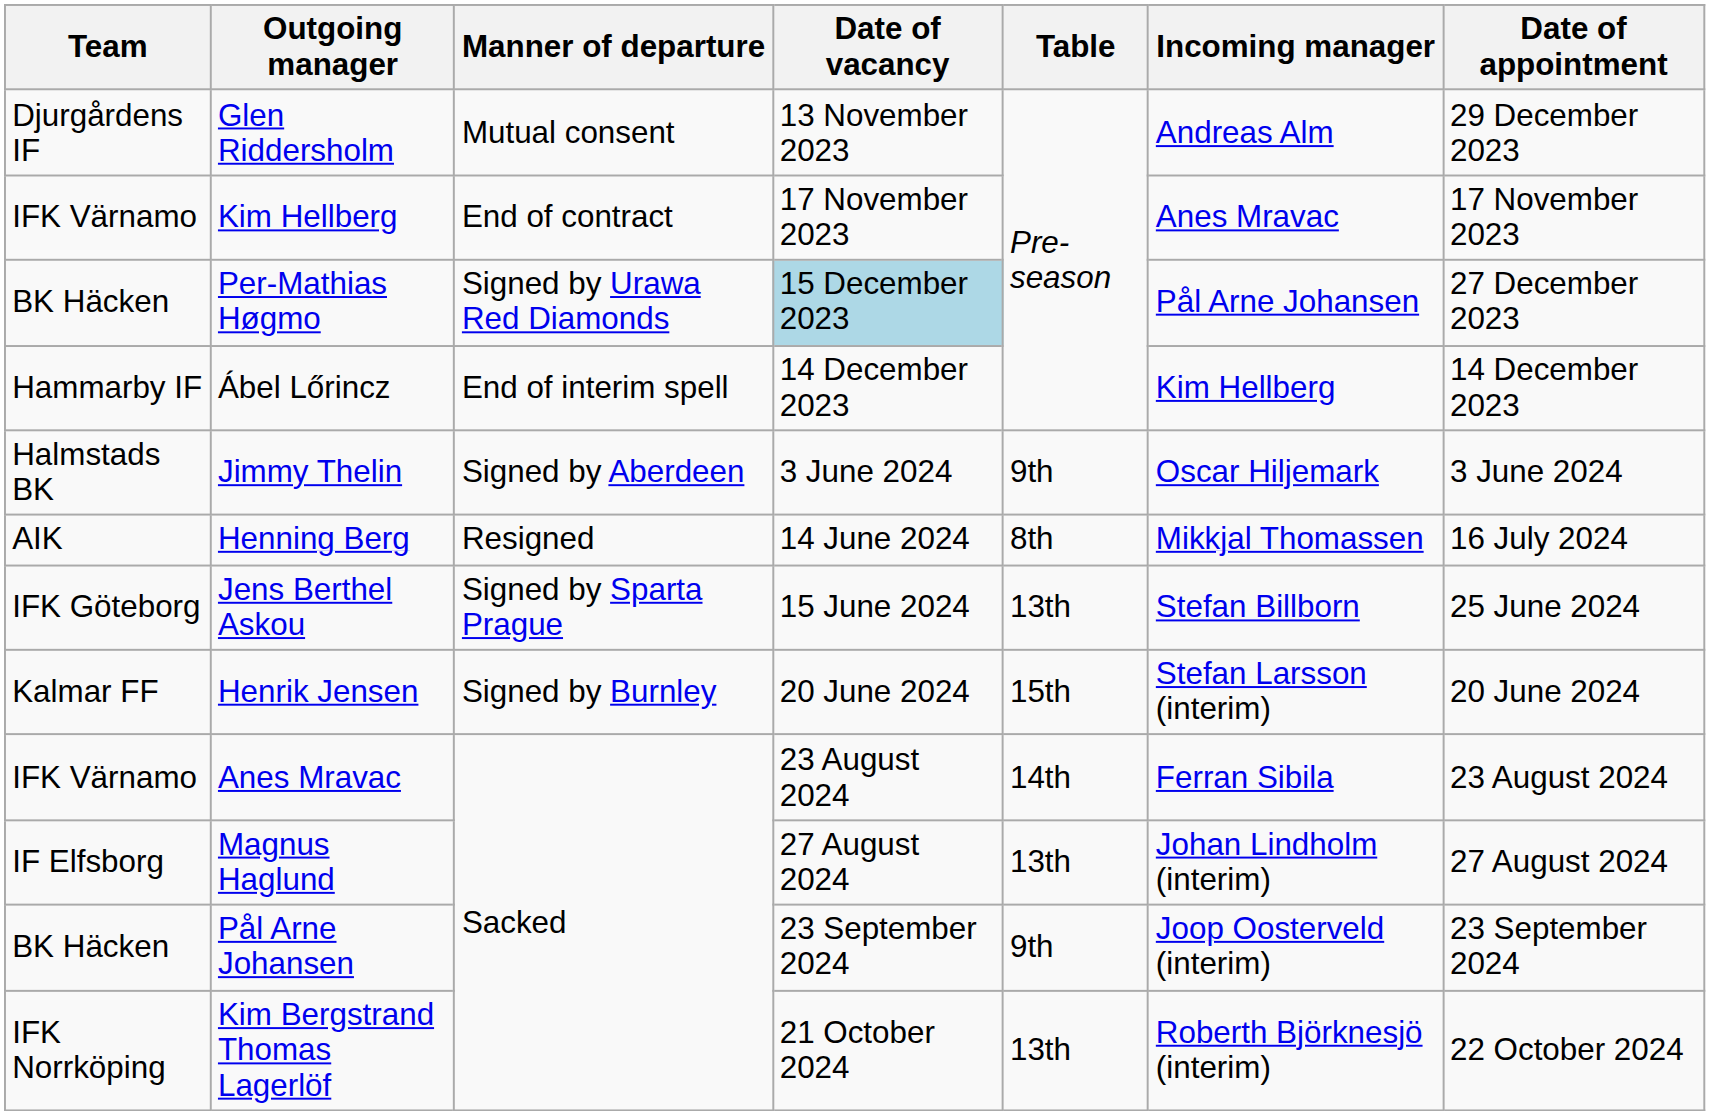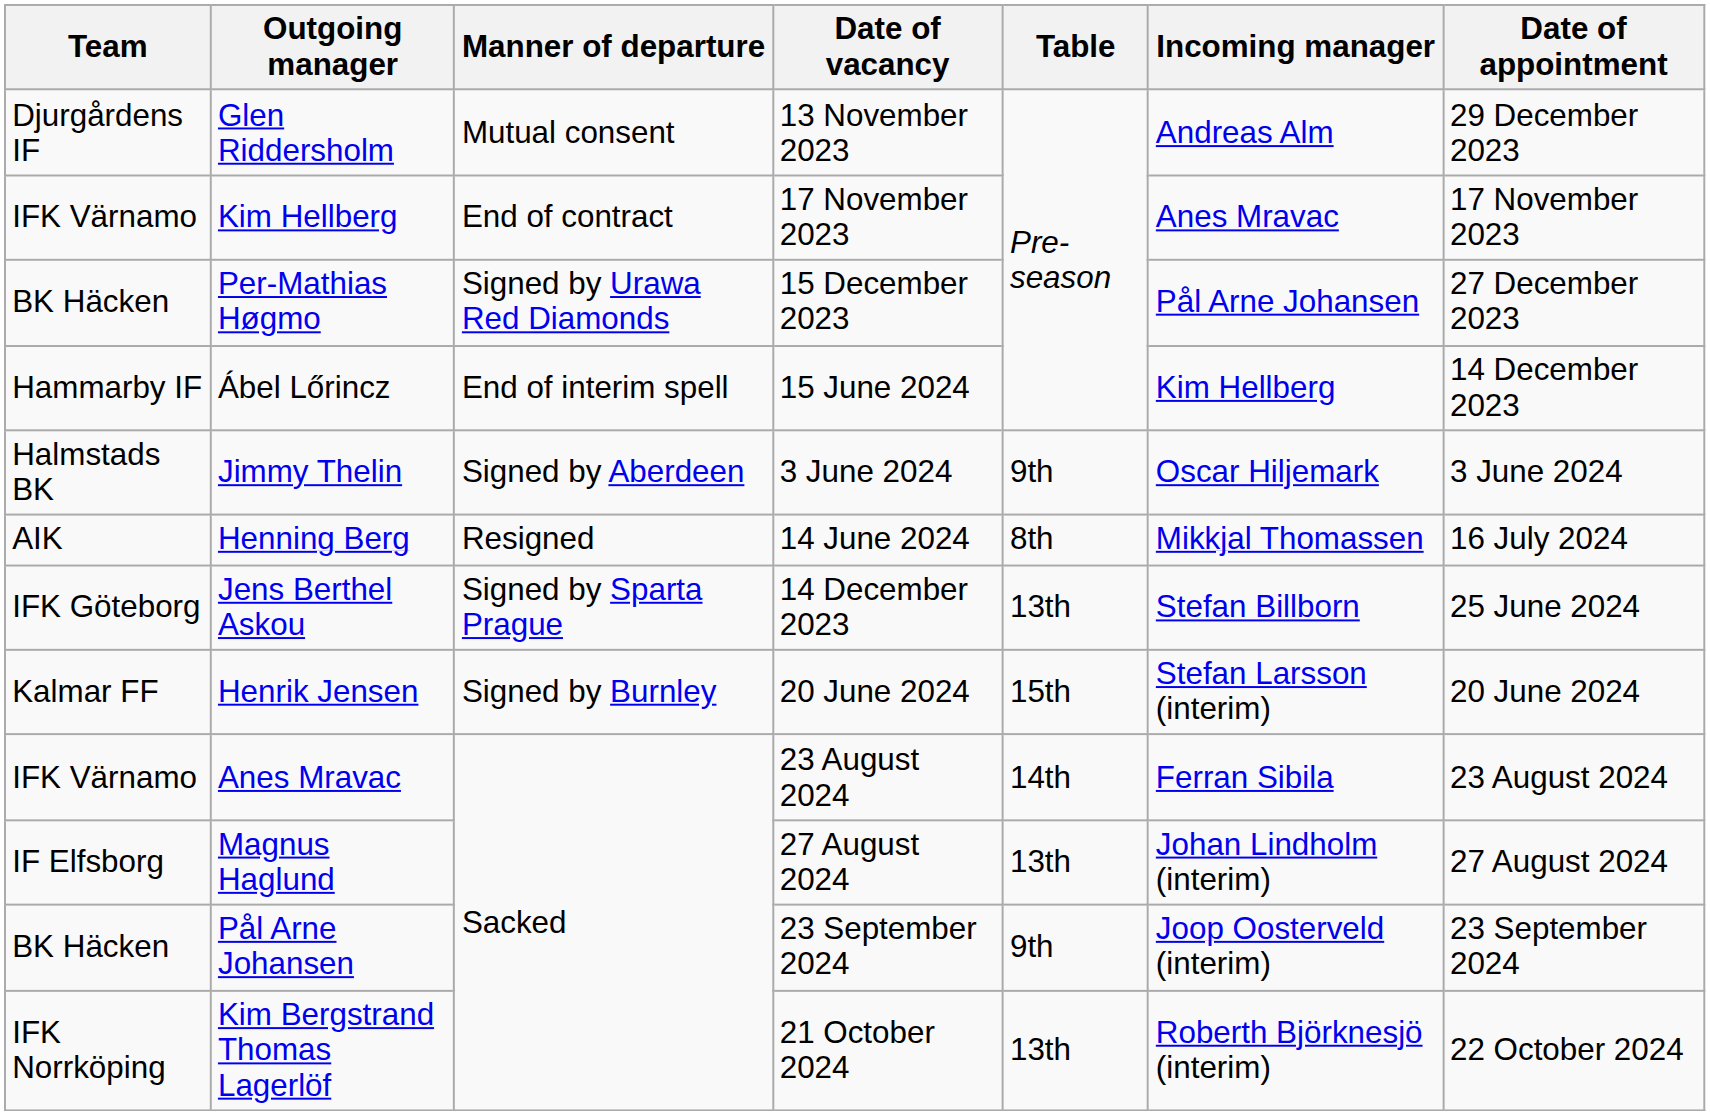(874, 302) lightblue background -> (874, 302) no background
(874, 387) 14 December 2023 -> (875, 387) 15 June 2024
(875, 606) 15 June 2024 -> (874, 606) 14 December 2023
